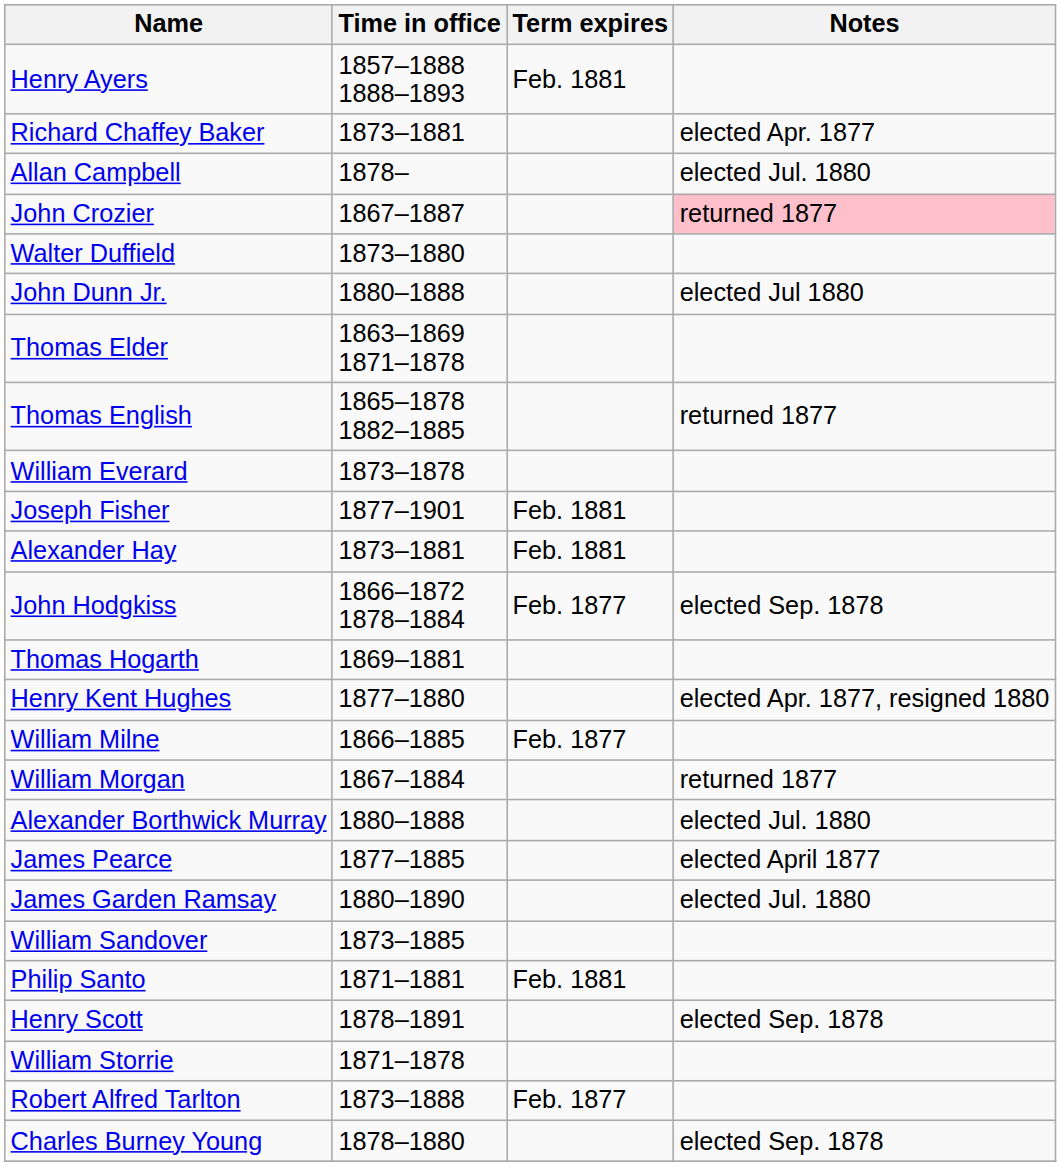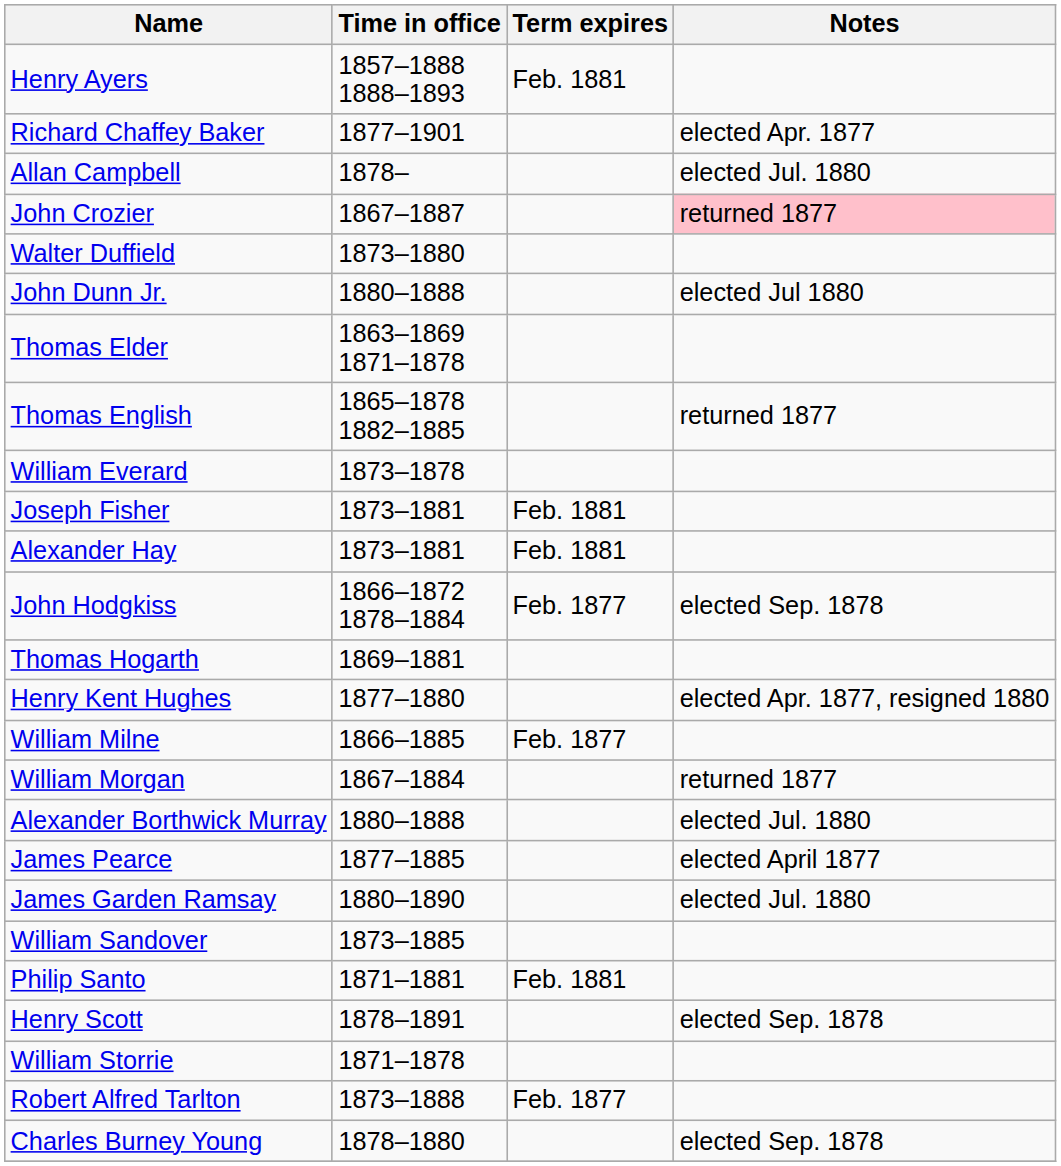(402, 133) 1873–1881 -> (402, 133) 1877–1901
(402, 510) 1877–1901 -> (402, 510) 1873–1881
